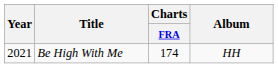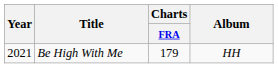(169, 53) 174 -> (169, 53) 179
